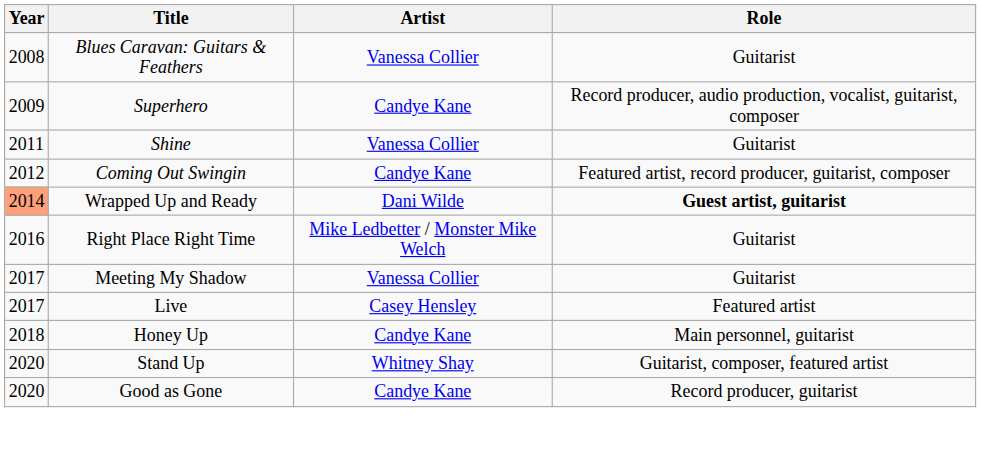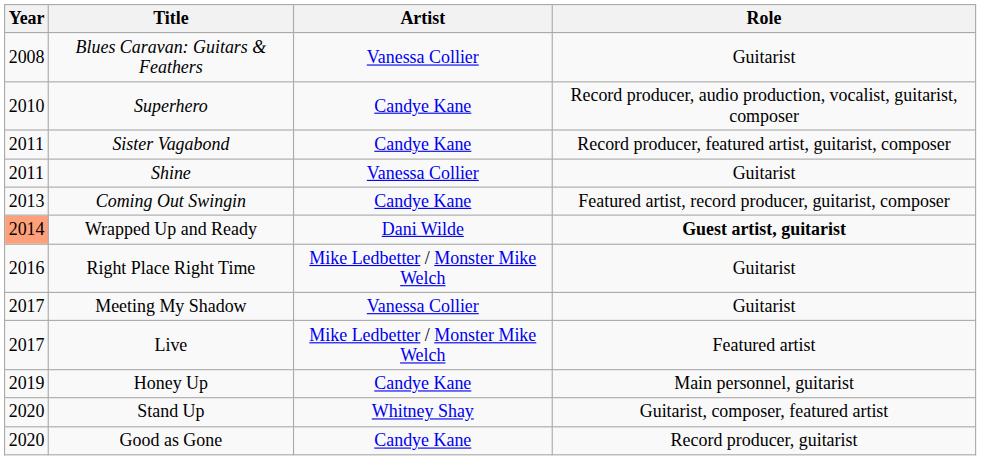(27, 105) 2009 -> (27, 105) 2010
+ row: (171, 144)
(27, 172) 2012 -> (27, 201) 2013
(423, 306) Casey Hensley -> (423, 345) Mike Ledbetter / Monster Mike Welch
(27, 334) 2018 -> (27, 383) 2019
